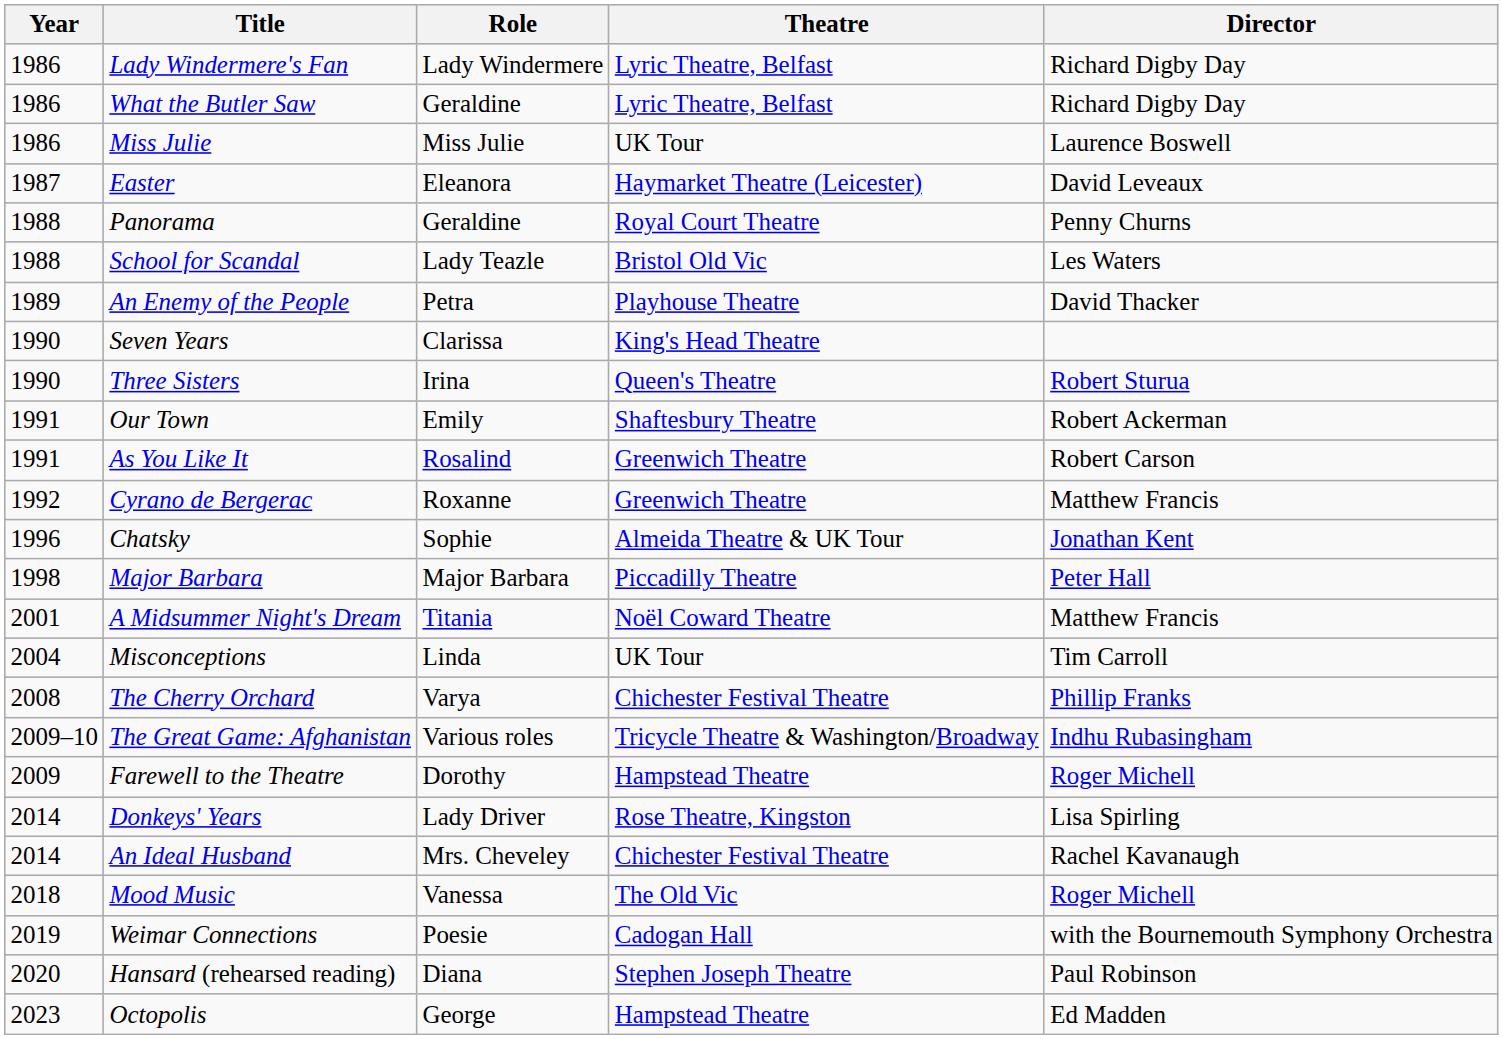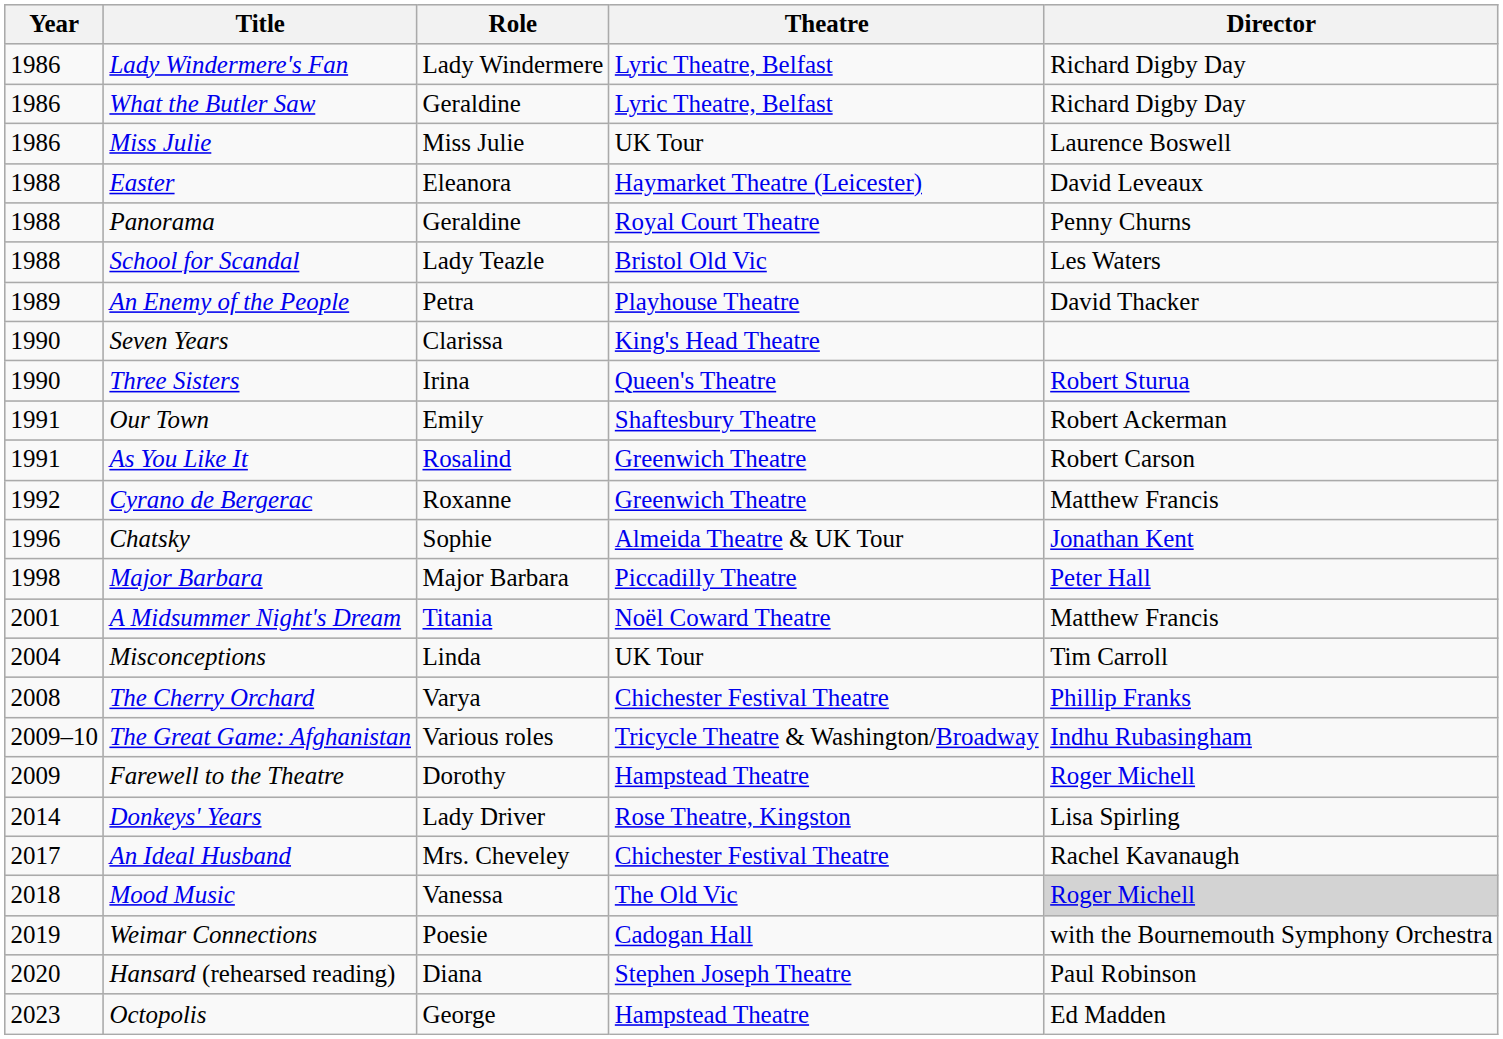(35, 182) 1987 -> (35, 182) 1988
(35, 855) 2014 -> (35, 855) 2017
(1123, 895) no background -> (1123, 895) lightgrey background
